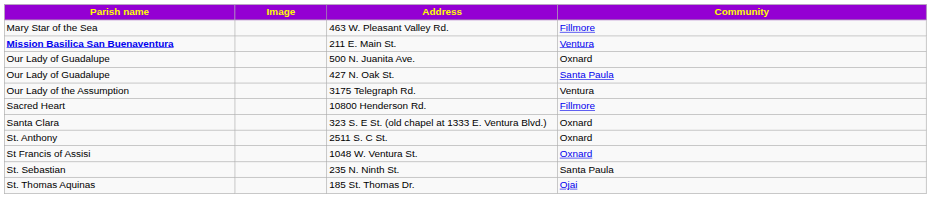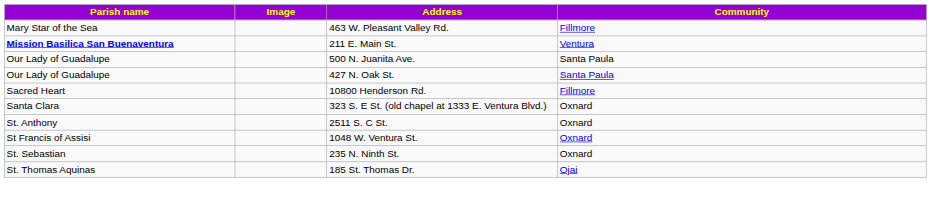(576, 59) Oxnard -> (587, 59) Santa Paula
- row: (372, 91)
(587, 169) Santa Paula -> (576, 153) Oxnard
